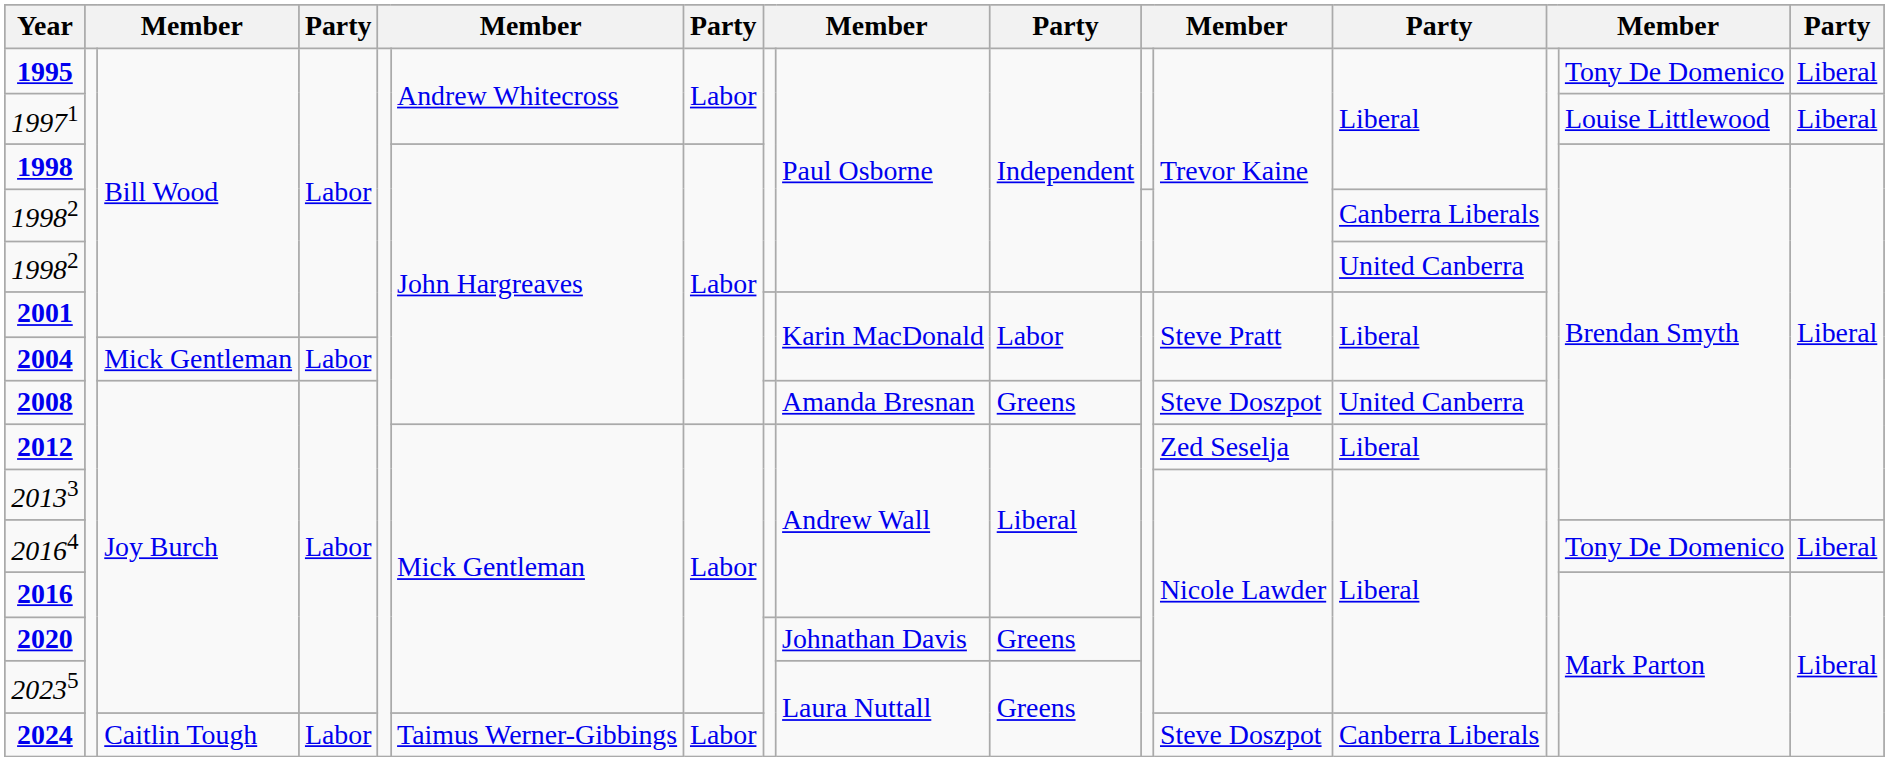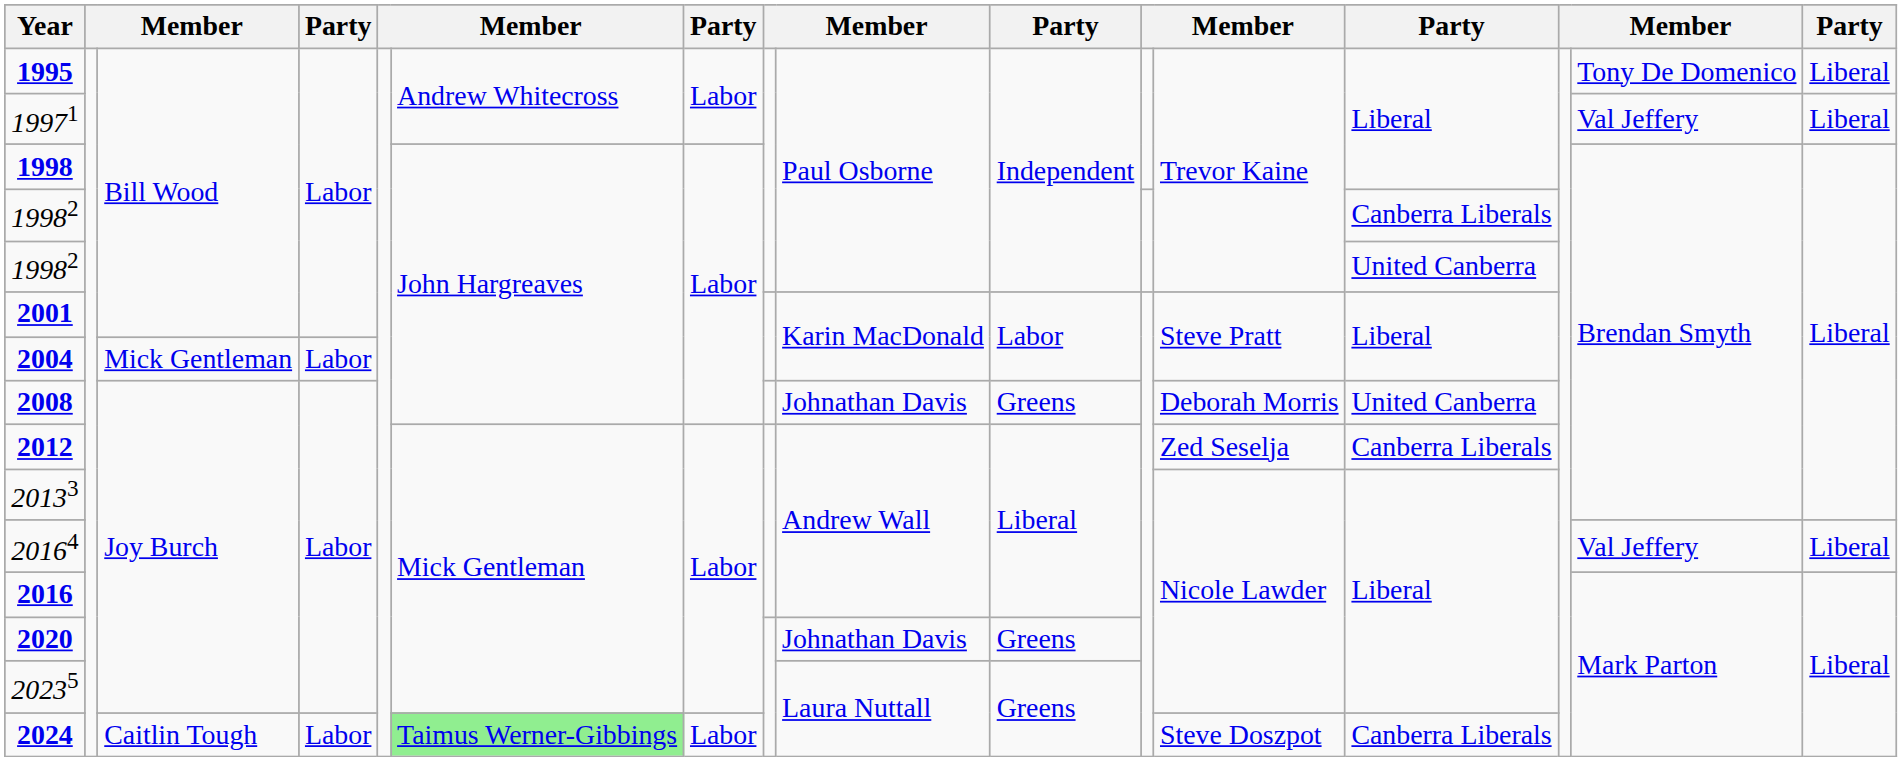(1667, 118) Louise Littlewood -> (1638, 118) Val Jeffery
(878, 402) Amanda Bresnan -> (875, 402) Johnathan Davis
(1241, 402) Steve Doszpot -> (1249, 402) Deborah Morris
(1379, 446) Liberal -> (1452, 446) Canberra Liberals
(1674, 546) Tony De Domenico -> (1638, 546) Val Jeffery
(537, 734) no background -> (537, 734) lightgreen background
